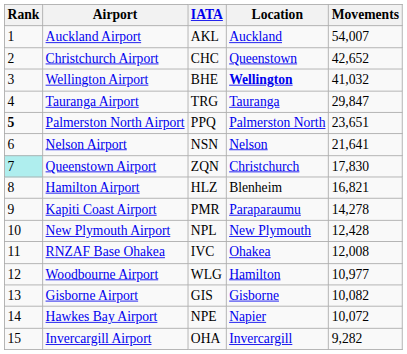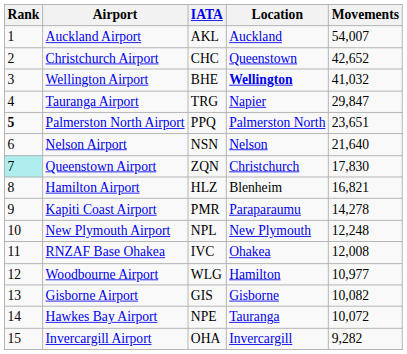(254, 101) Tauranga -> (248, 101) Napier
(350, 144) 21,641 -> (350, 144) 21,640
(350, 230) 12,428 -> (350, 230) 12,248
(248, 317) Napier -> (254, 317) Tauranga
